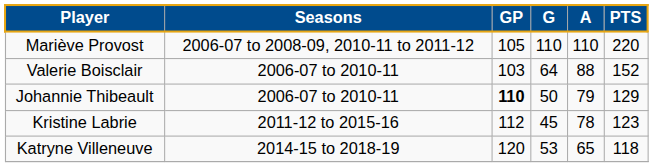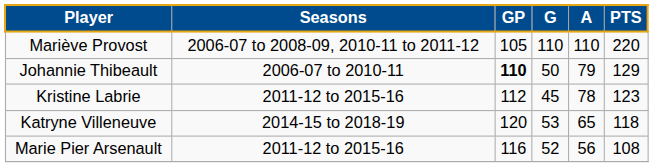- row: (85, 71)
+ row: (88, 148)
